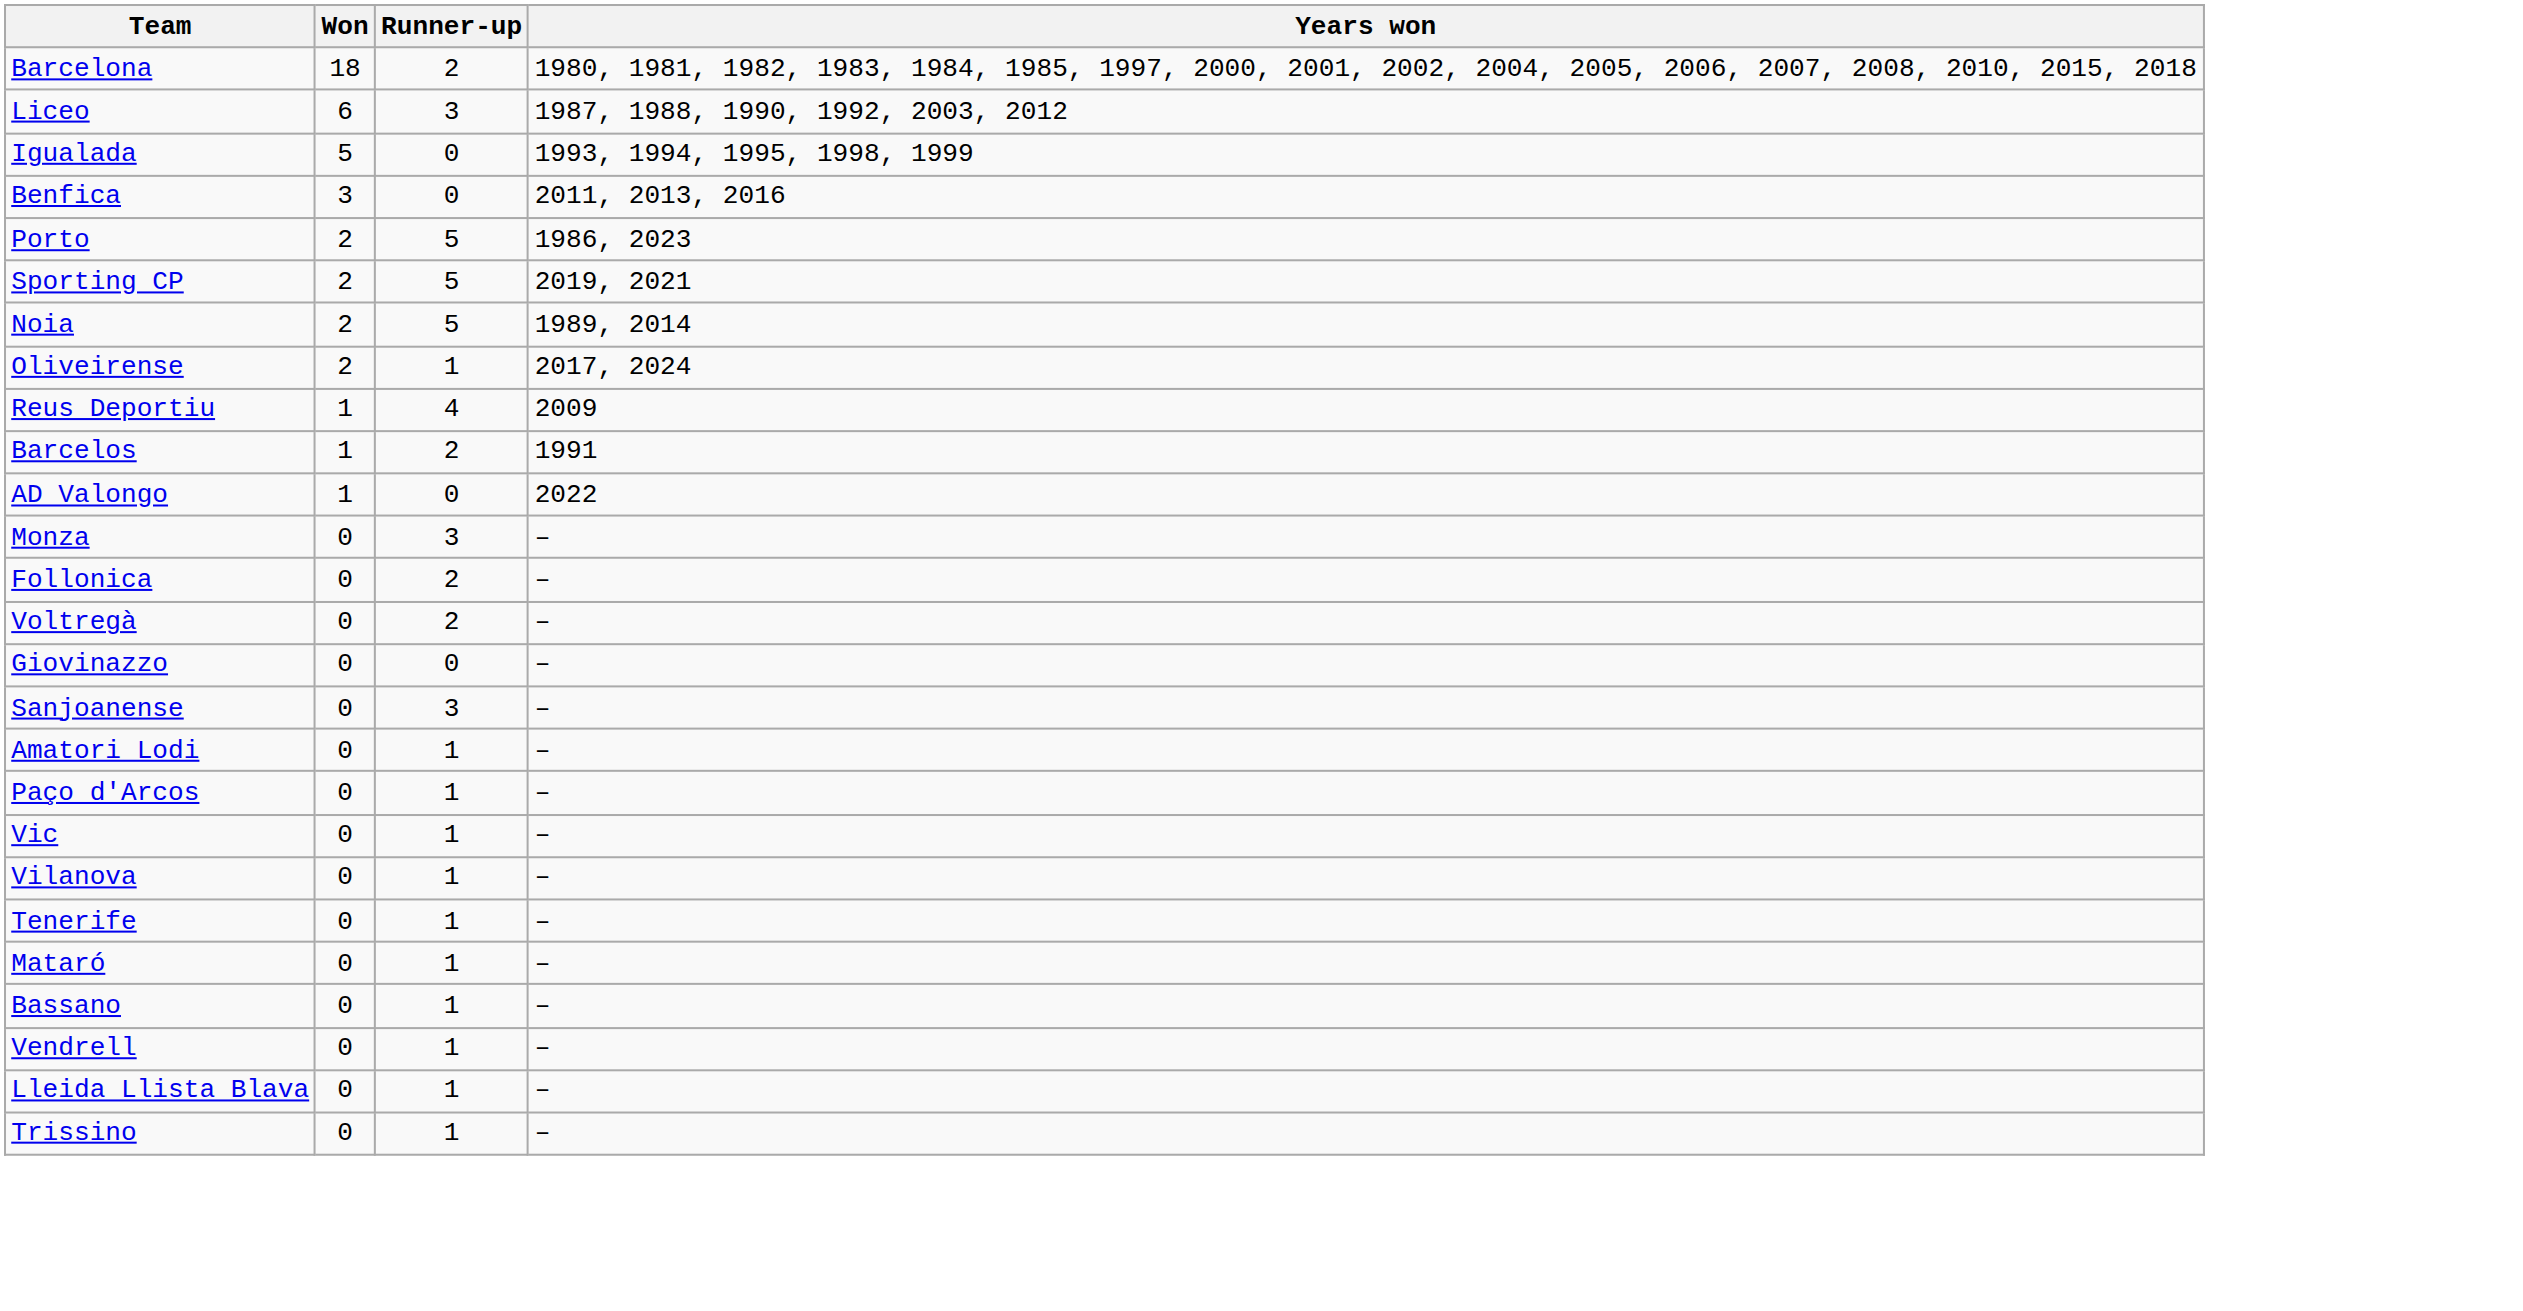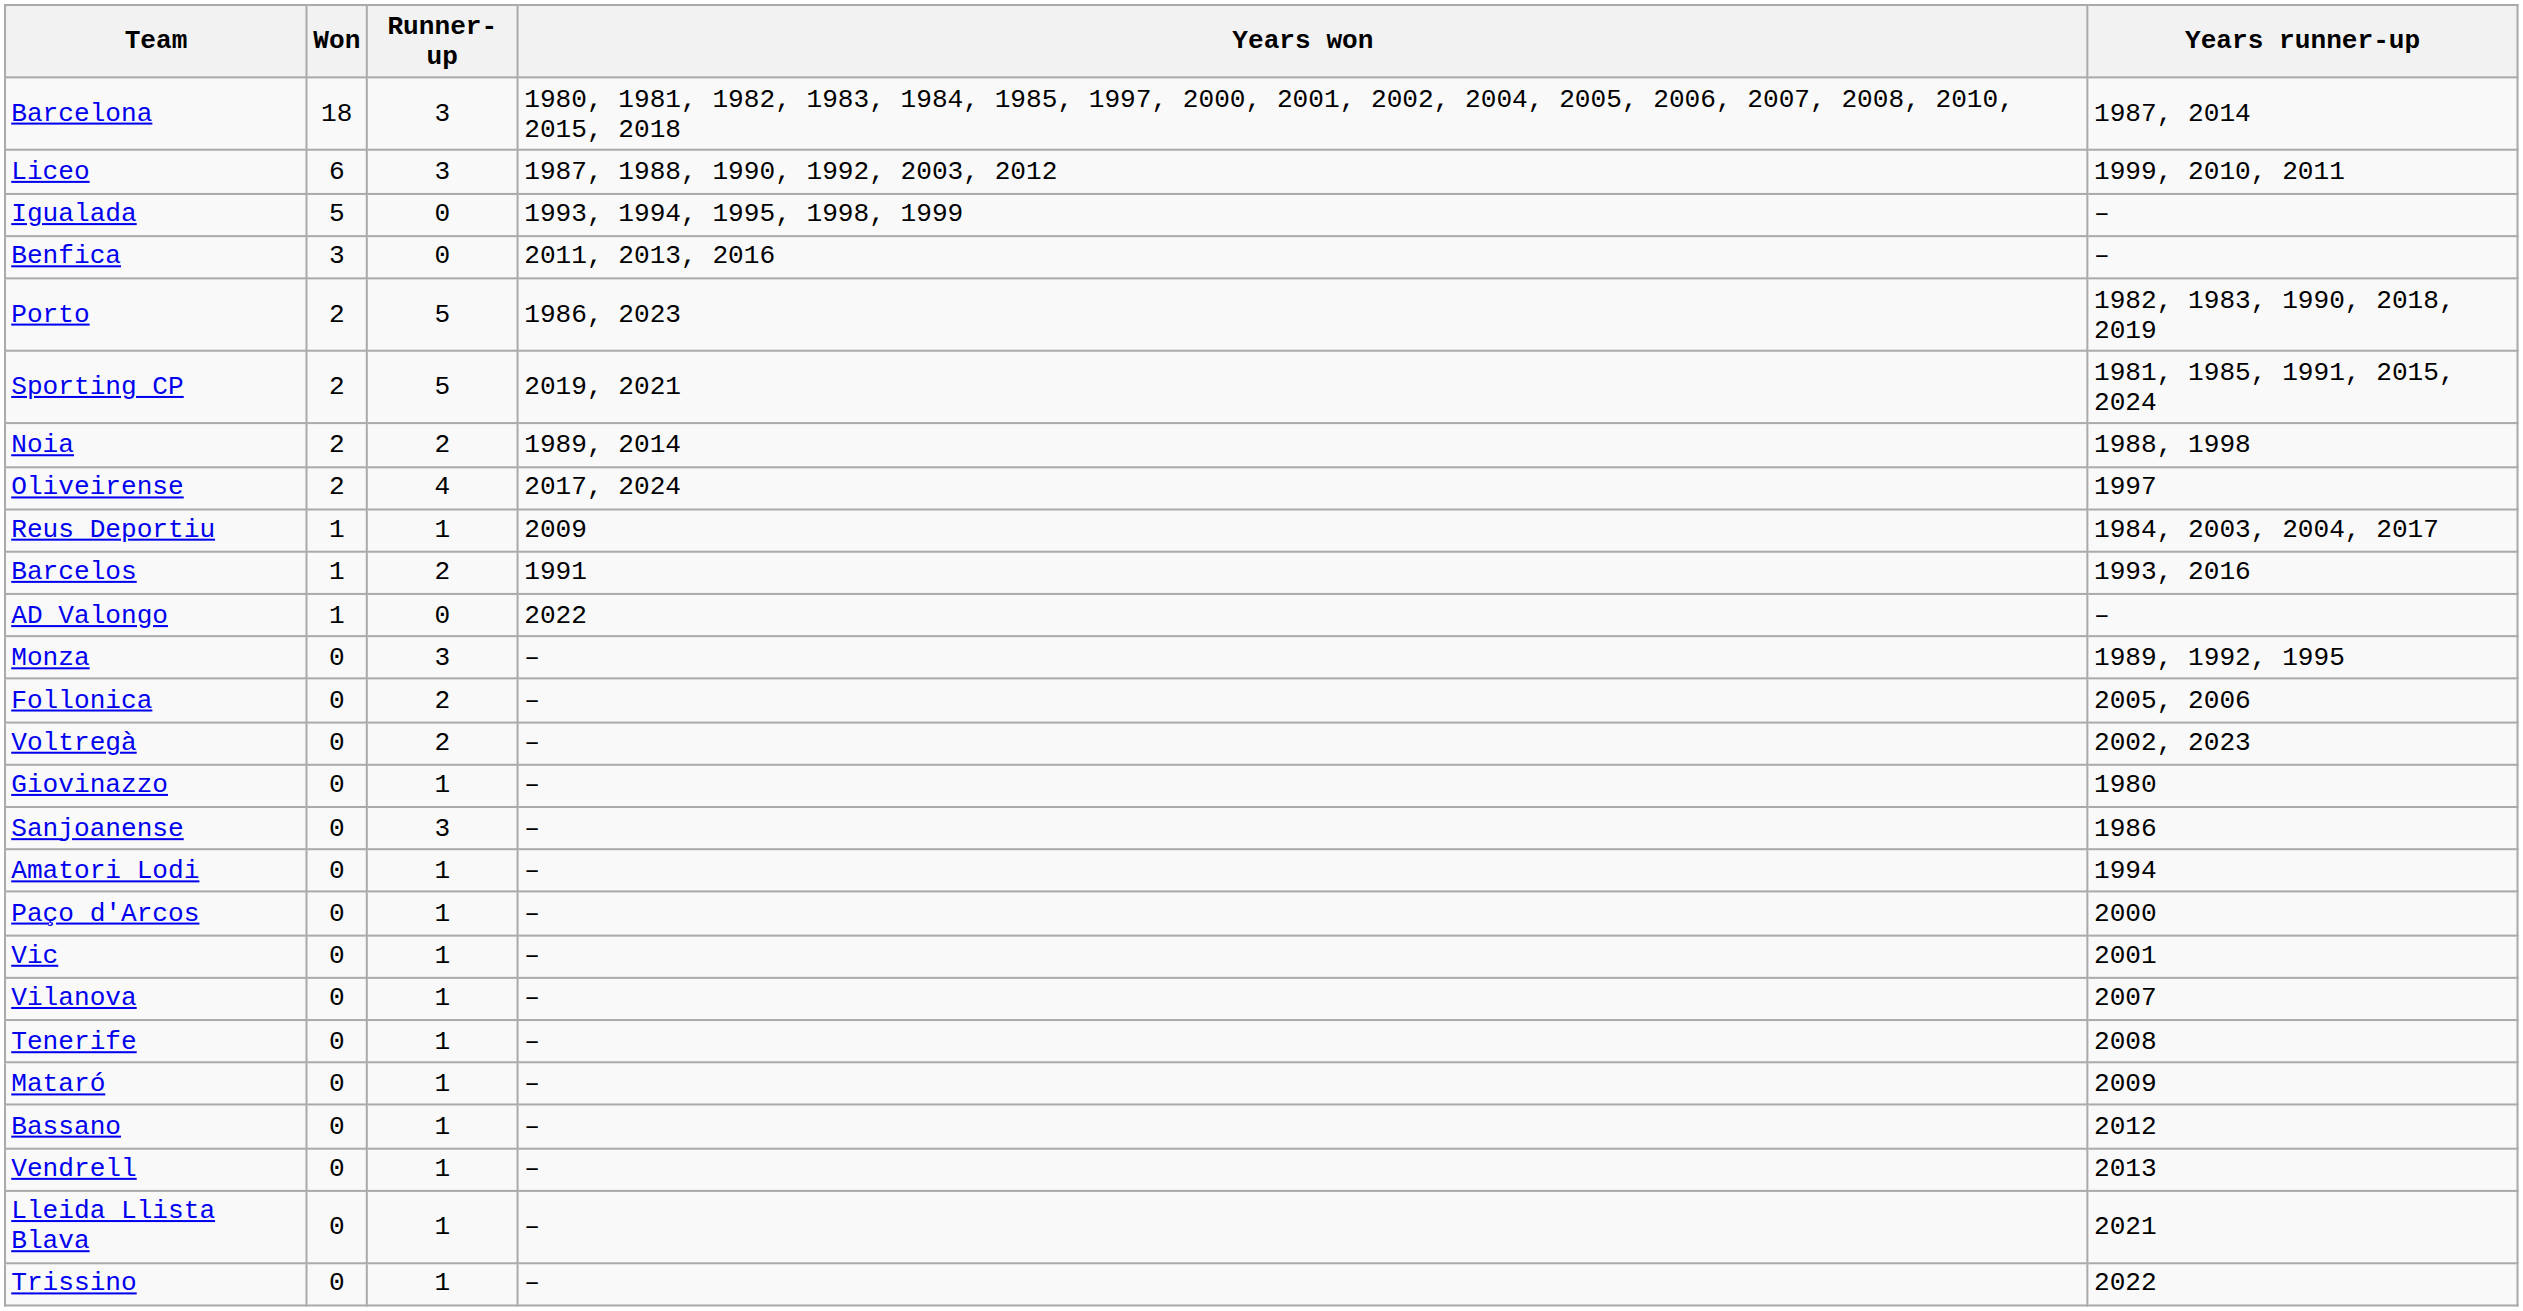+ column: (2303, 41)
(452, 69) 2 -> (442, 114) 3
(452, 324) 5 -> (442, 445) 2
(452, 367) 1 -> (442, 488) 4
(452, 410) 4 -> (442, 530) 1
(452, 665) 0 -> (442, 786) 1
